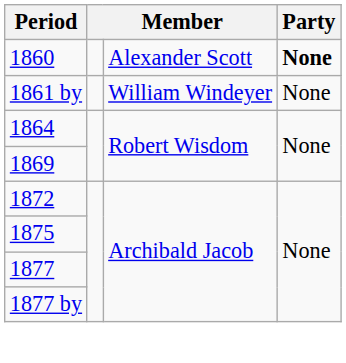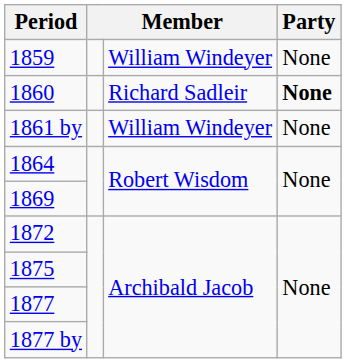+ row: (32, 57)
(180, 57) Alexander Scott -> (178, 92) Richard Sadleir
